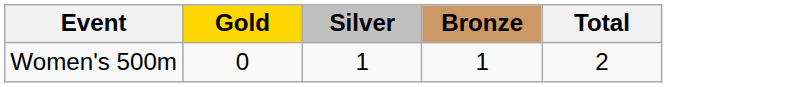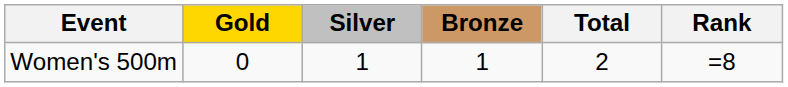+ column: (722, 23)
